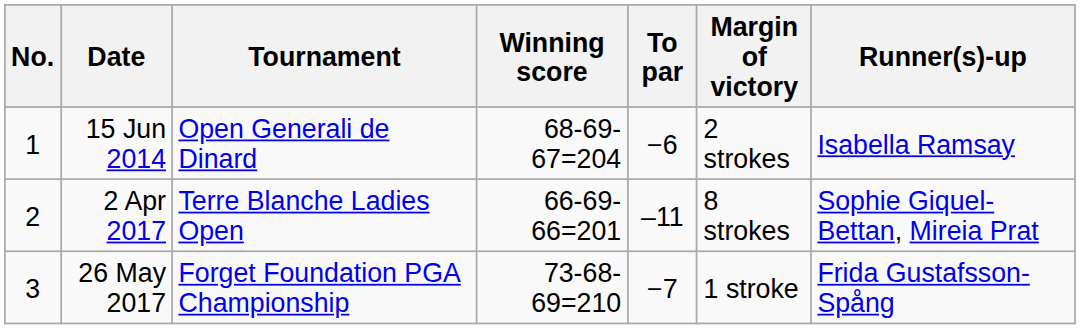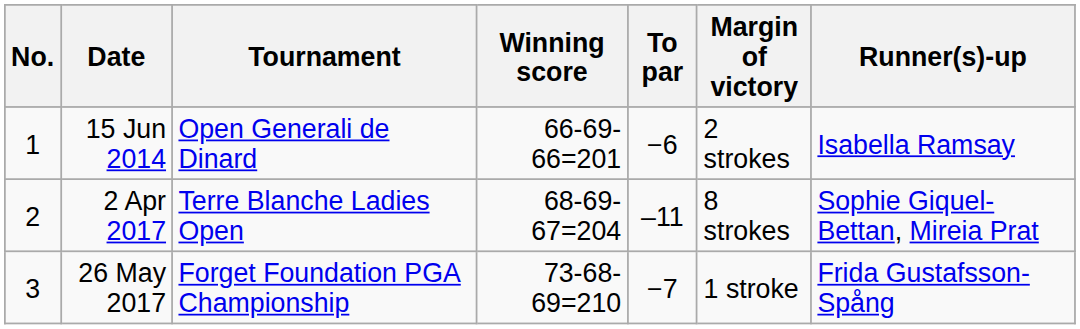(576, 143) 68-69-67=204 -> (576, 143) 66-69-66=201
(576, 216) 66-69-66=201 -> (576, 216) 68-69-67=204
